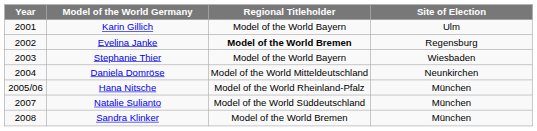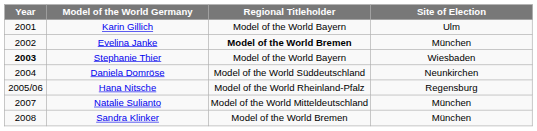(451, 42) Regensburg -> (451, 42) München
(25, 58) normal -> (25, 58) bold
(289, 73) Model of the World Mitteldeutschland -> (289, 73) Model of the World Süddeutschland
(451, 88) München -> (451, 88) Regensburg
(289, 103) Model of the World Süddeutschland -> (289, 103) Model of the World Mitteldeutschland
